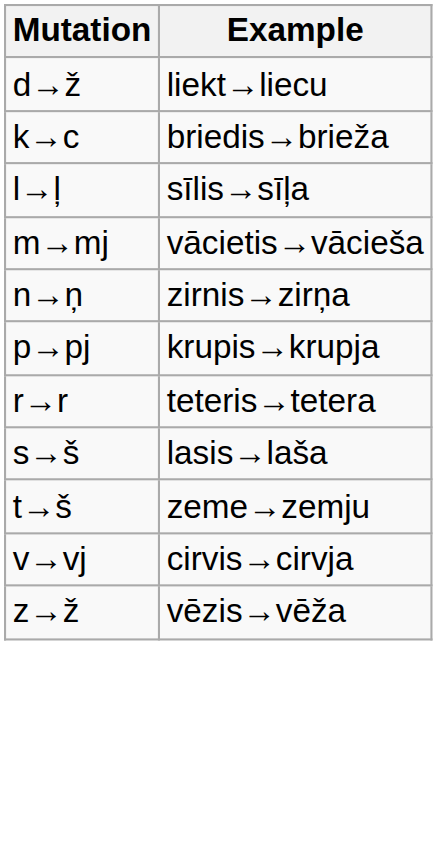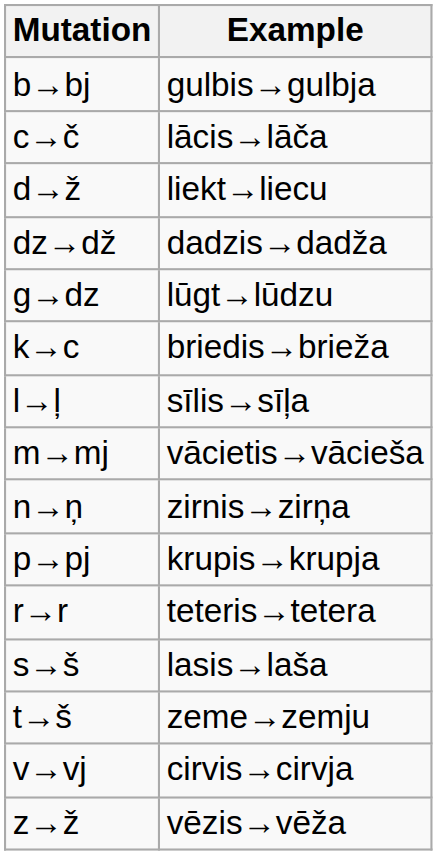+ row: (52, 83)
+ row: (46, 136)
+ row: (64, 242)
+ row: (56, 294)
